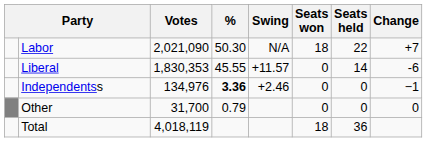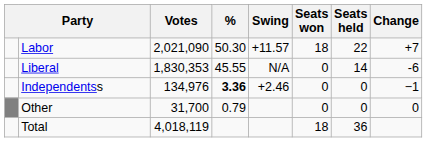(279, 48) N/A -> (270, 48) +11.57
(270, 68) +11.57 -> (279, 68) N/A
